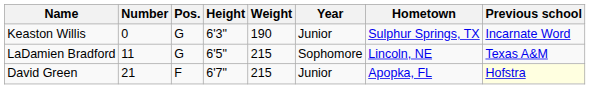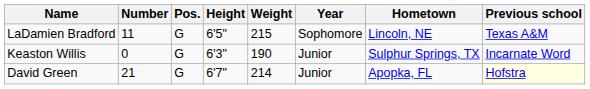rows swapped: (46, 34) <-> (61, 53)
(178, 73) F -> (179, 73) G
(261, 73) 215 -> (261, 73) 214
